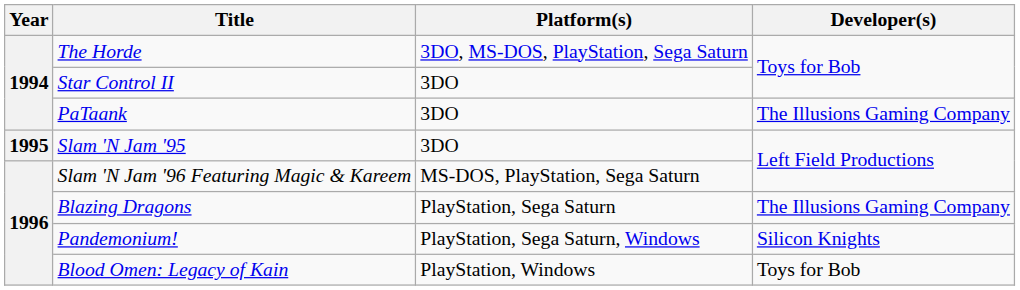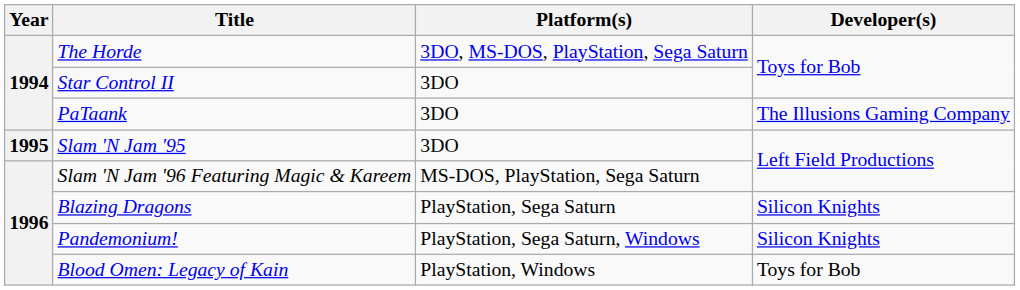(883, 207) The Illusions Gaming Company -> (818, 207) Silicon Knights
